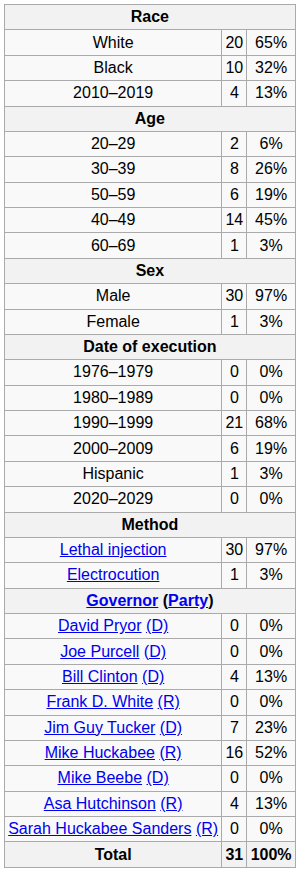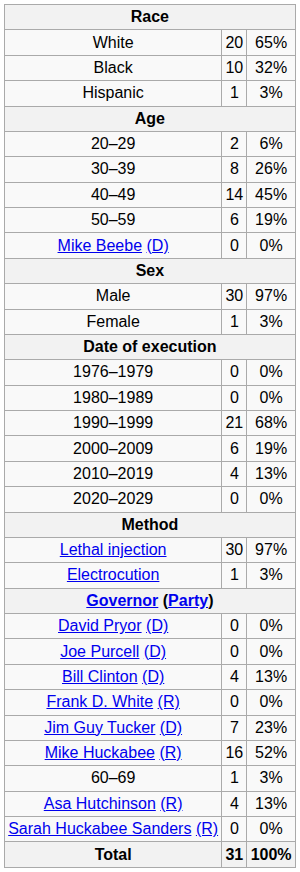rows swapped: (113, 473) <-> (113, 93)
rows swapped: (113, 220) <-> (113, 194)
rows swapped: (113, 245) <-> (113, 778)
